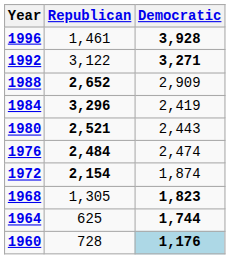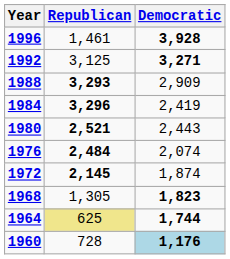(90, 61) 3,122 -> (90, 61) 3,125
(90, 84) 2,652 -> (90, 84) 3,293
(180, 152) 2,474 -> (180, 152) 2,074
(90, 175) 2,154 -> (90, 175) 2,145
(90, 220) no background -> (90, 220) khaki background
